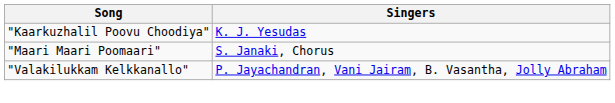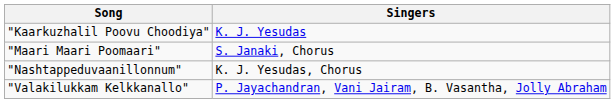+ row: (95, 70)
